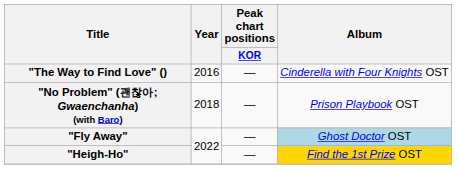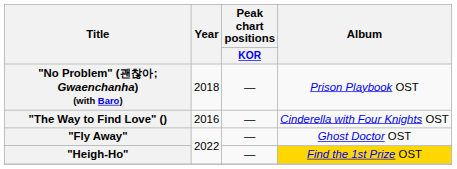rows swapped: (98, 73) <-> (98, 105)
(364, 136) lightblue background -> (364, 136) no background
